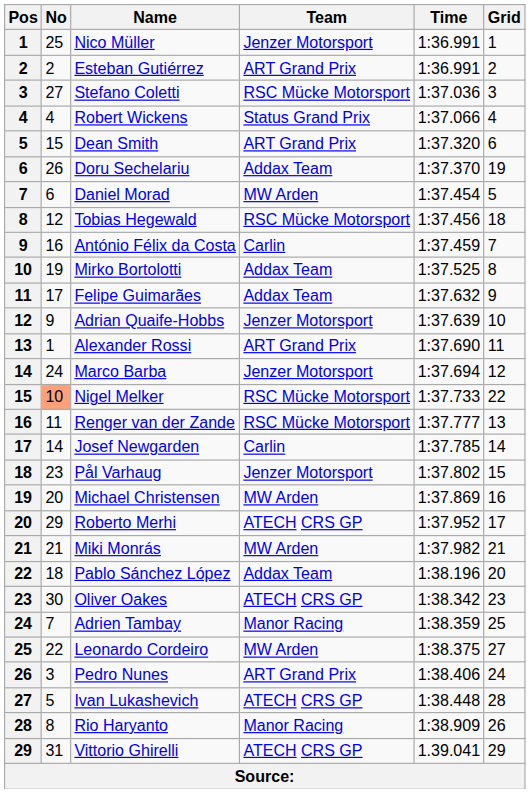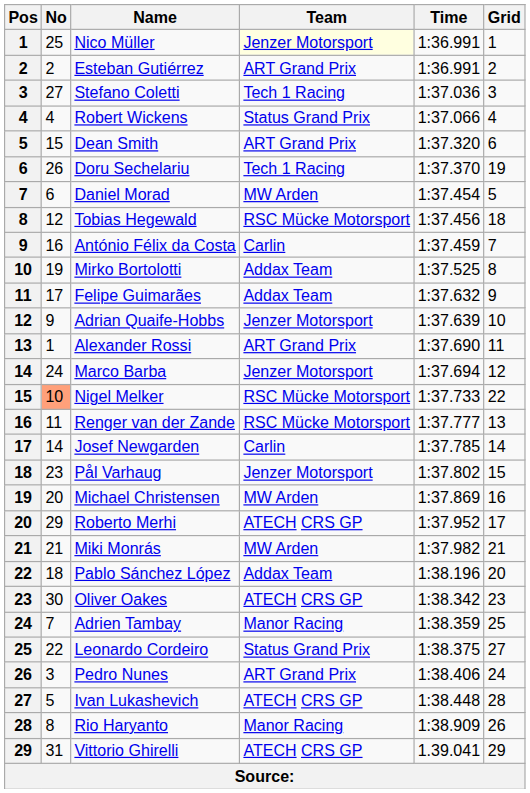(308, 42) no background -> (308, 42) lightyellow background
(327, 93) RSC Mücke Motorsport -> (294, 93) Tech 1 Racing
(288, 169) Addax Team -> (294, 169) Tech 1 Racing
(281, 649) MW Arden -> (307, 649) Status Grand Prix
